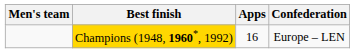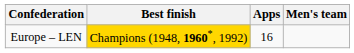columns swapped: (39, 14) <-> (309, 14)
